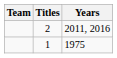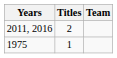columns swapped: (19, 12) <-> (87, 12)
